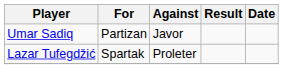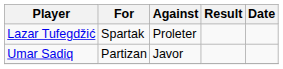rows swapped: (40, 34) <-> (51, 53)
